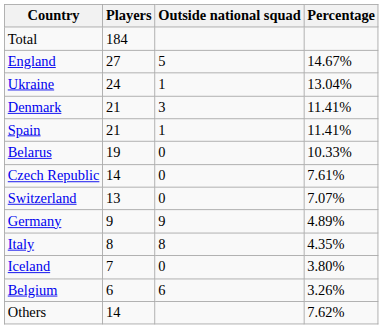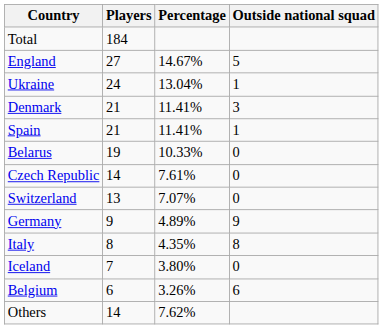columns swapped: (341, 15) <-> (229, 15)
